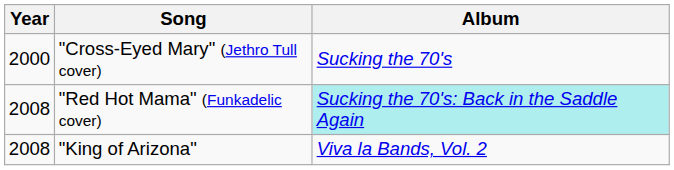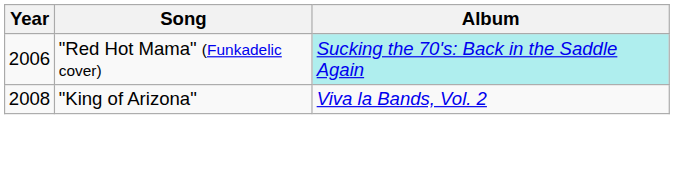- row: (178, 59)
(30, 109) 2008 -> (30, 59) 2006
